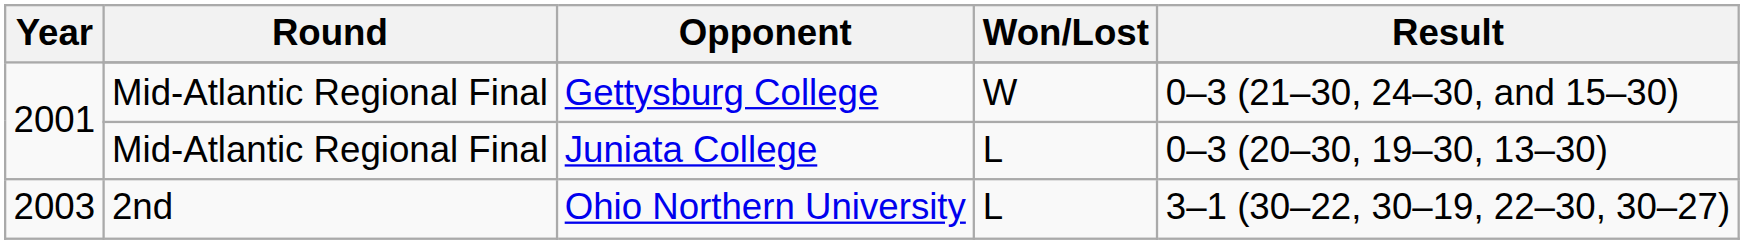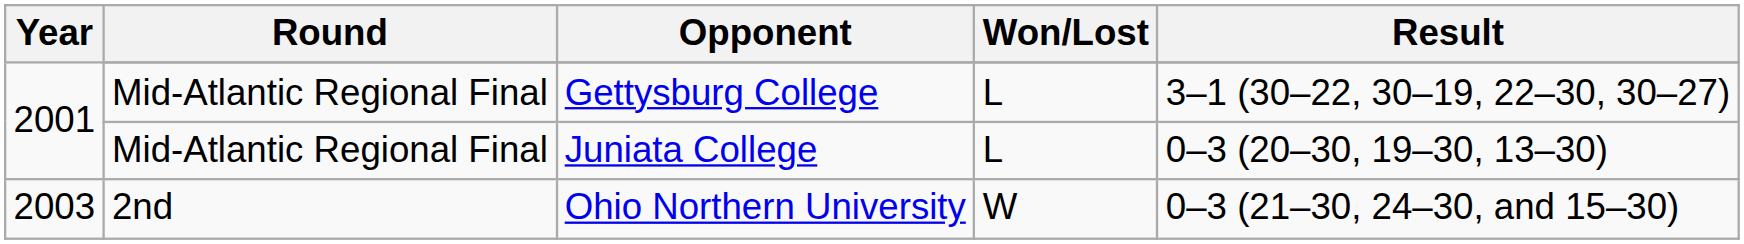(1000, 91) W -> (993, 91) L
(1423, 91) 0–3 (21–30, 24–30, and 15–30) -> (1448, 91) 3–1 (30–22, 30–19, 22–30, 30–27)
(993, 207) L -> (1000, 207) W
(1448, 207) 3–1 (30–22, 30–19, 22–30, 30–27) -> (1423, 207) 0–3 (21–30, 24–30, and 15–30)
